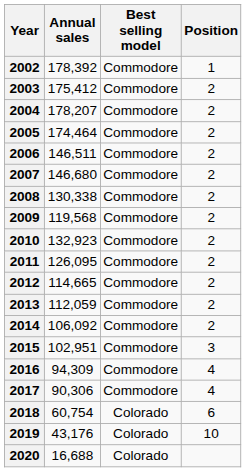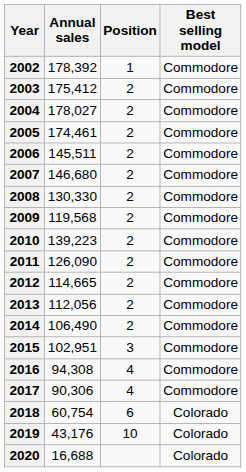columns swapped: (211, 30) <-> (141, 30)
(72, 110) 178,207 -> (72, 110) 178,027
(72, 132) 174,464 -> (72, 132) 174,461
(72, 153) 146,511 -> (72, 153) 145,511
(72, 196) 130,338 -> (72, 196) 130,330
(72, 240) 132,923 -> (72, 240) 139,223
(72, 261) 126,095 -> (72, 261) 126,090
(72, 304) 112,059 -> (72, 304) 112,056
(72, 326) 106,092 -> (72, 326) 106,490
(72, 369) 94,309 -> (72, 369) 94,308
